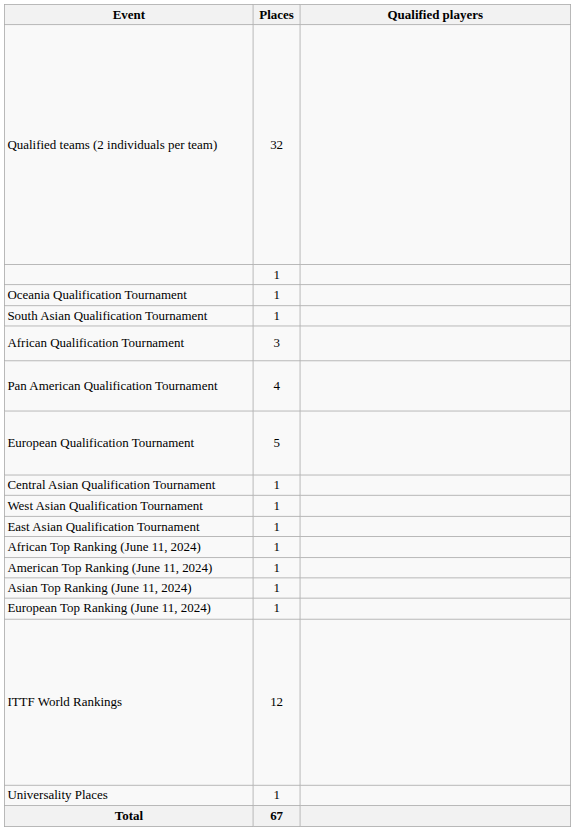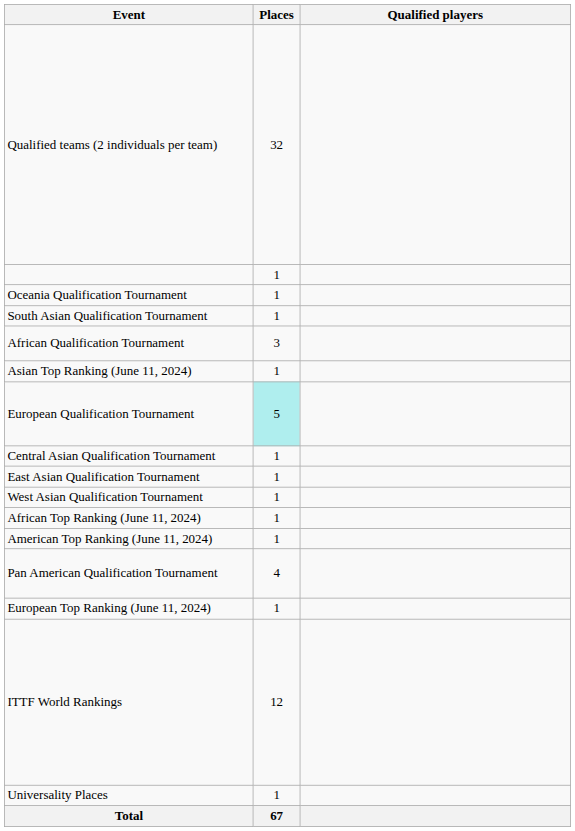rows swapped: (112, 385) <-> (99, 588)
(277, 442) no background -> (277, 413) paleturquoise background
rows swapped: (105, 505) <-> (103, 526)
